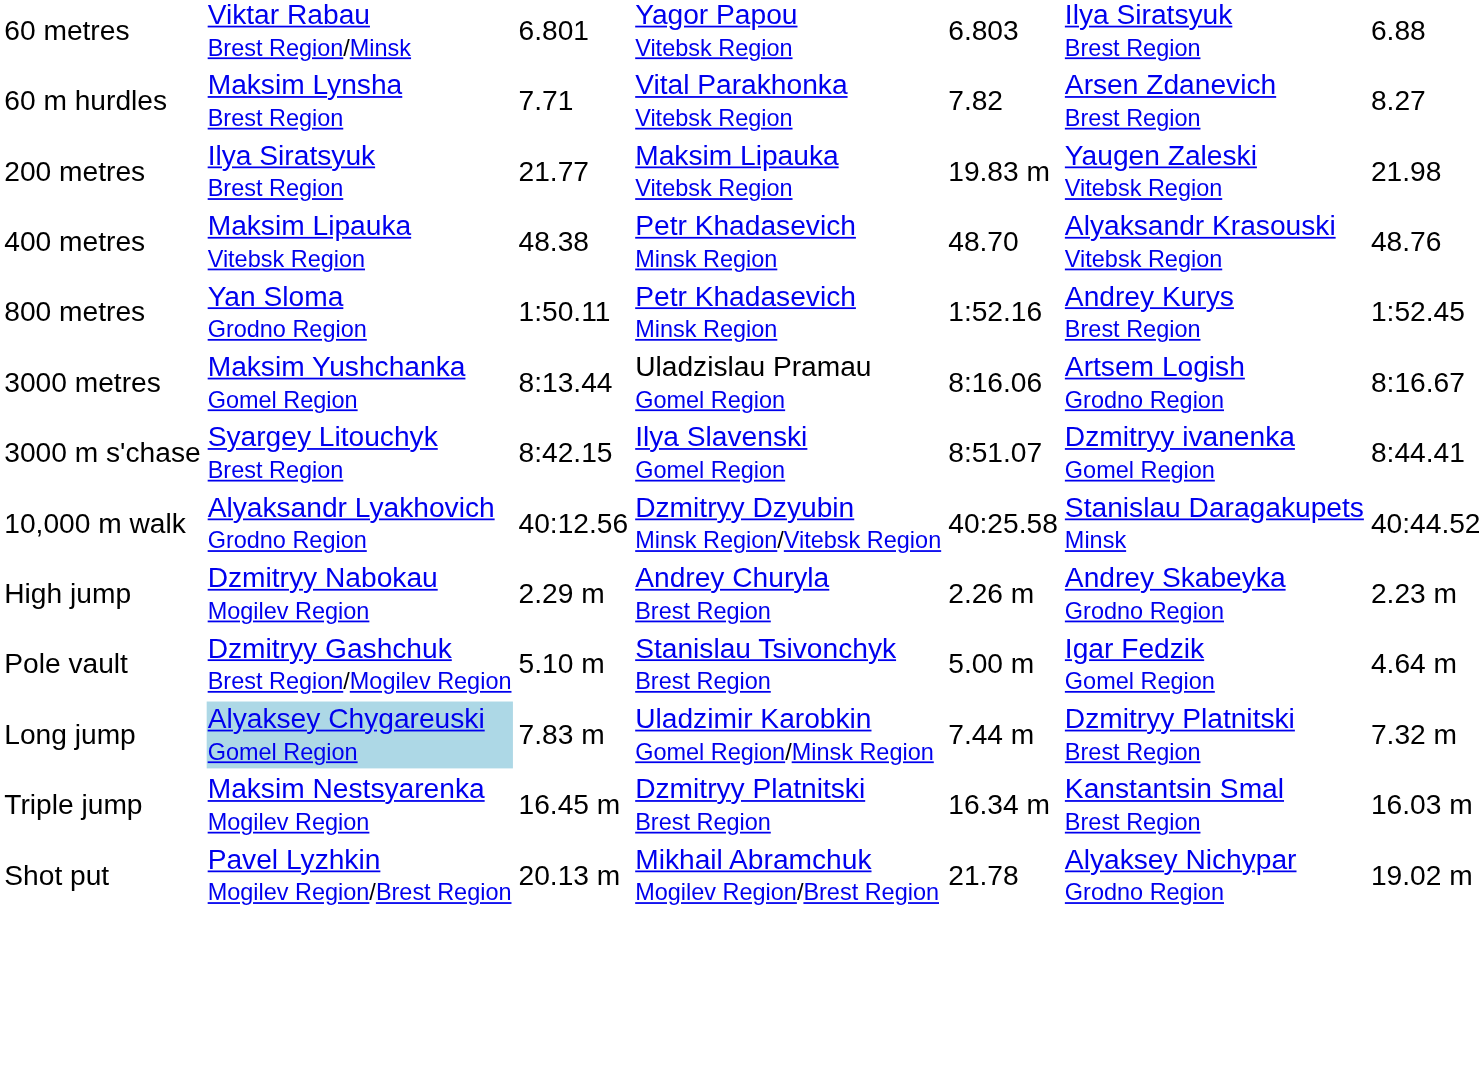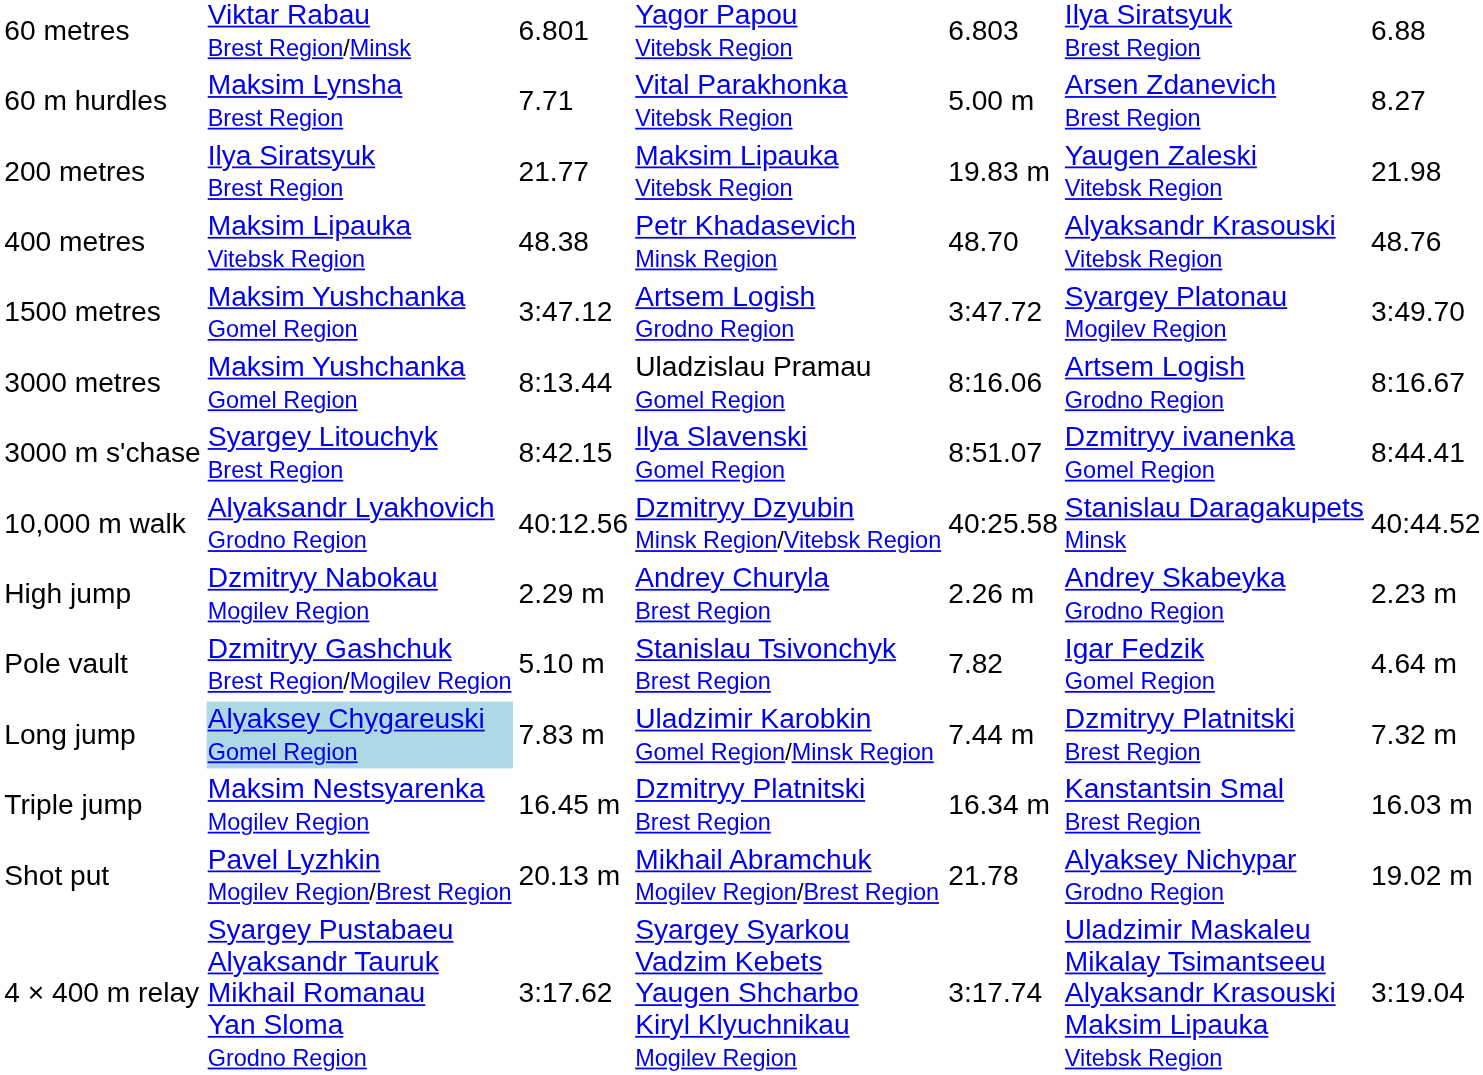(976, 100) 7.82 -> (991, 100) 5.00 m
- row: (75, 312)
+ row: (83, 312)
(991, 664) 5.00 m -> (976, 664) 7.82
+ row: (102, 993)
